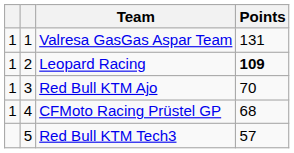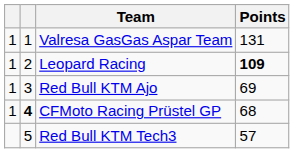(248, 87) 70 -> (248, 87) 69
(28, 111) normal -> (28, 111) bold
